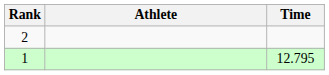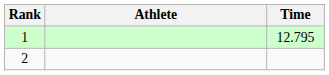rows swapped: (25, 59) <-> (25, 37)
